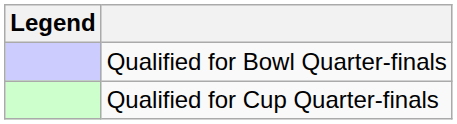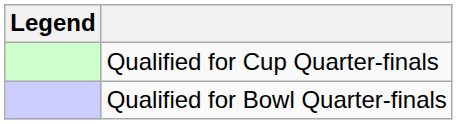rows swapped: (273, 99) <-> (277, 61)
